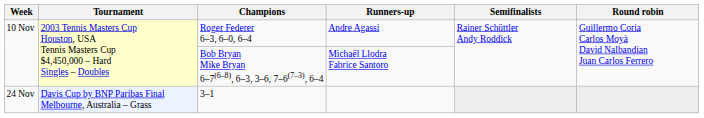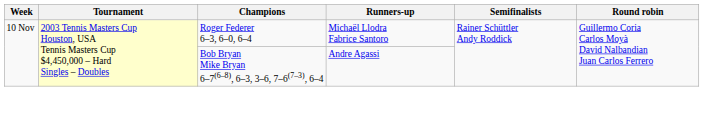(354, 27) Andre Agassi -> (358, 33) Michaël Llodra Fabrice Santoro
(358, 60) Michaël Llodra Fabrice Santoro -> (354, 54) Andre Agassi
- row: (207, 94)
